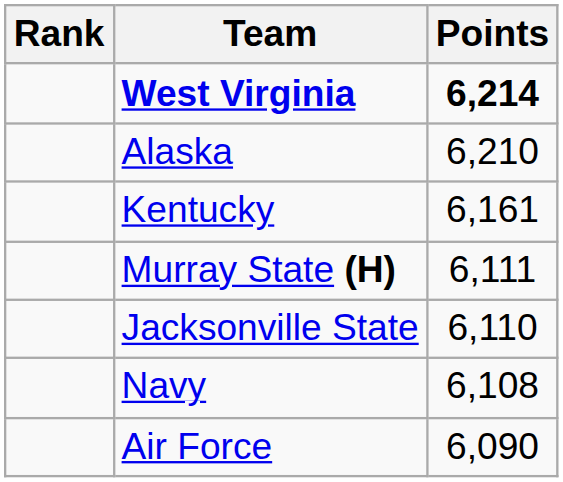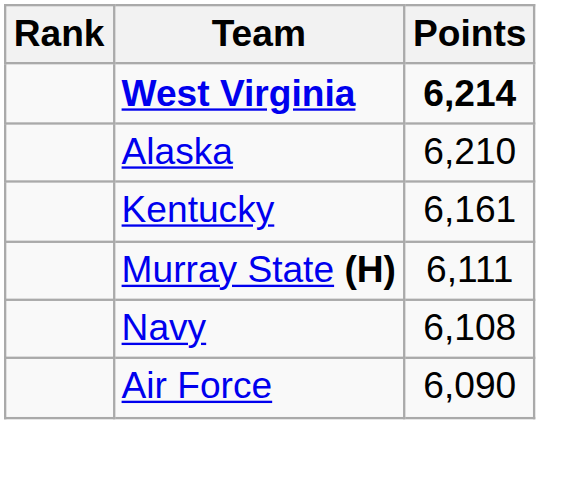- row: (270, 328)
